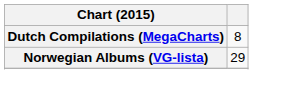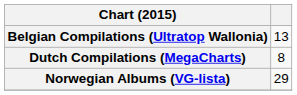+ row: (138, 36)
